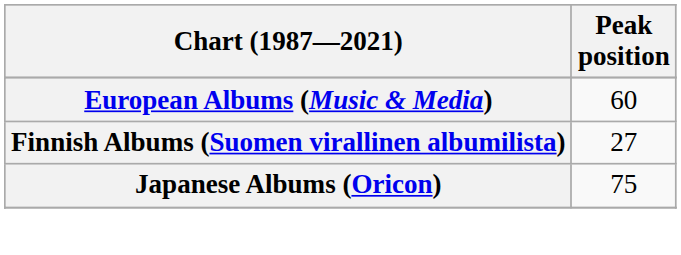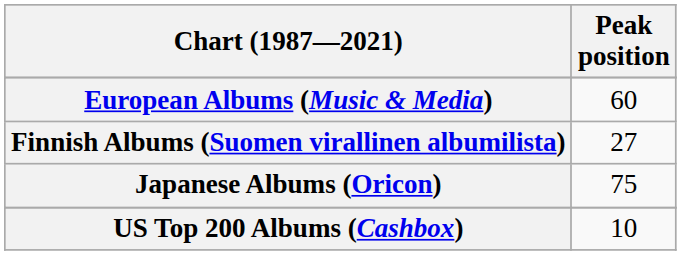+ row: (288, 227)
